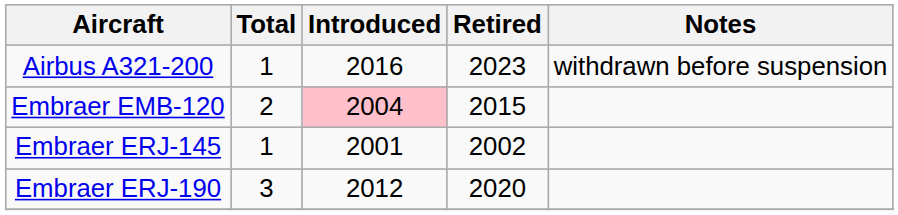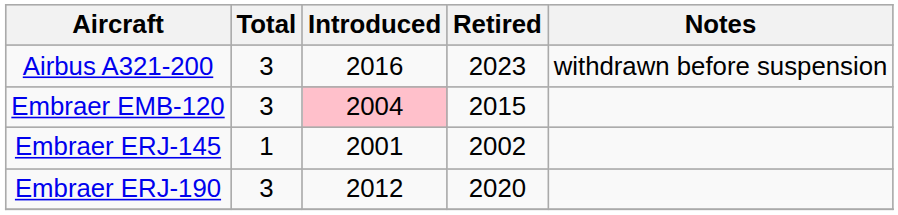(266, 65) 1 -> (266, 65) 3
(266, 106) 2 -> (266, 106) 3
